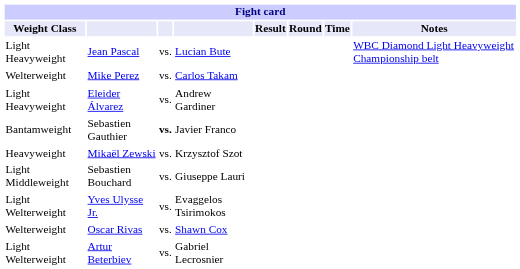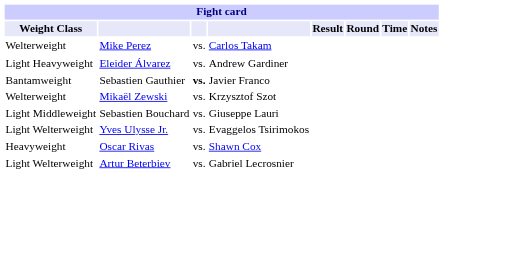- row: (113, 52)
(36, 153) Heavyweight -> (36, 96) Welterweight
(36, 229) Welterweight -> (36, 146) Heavyweight
